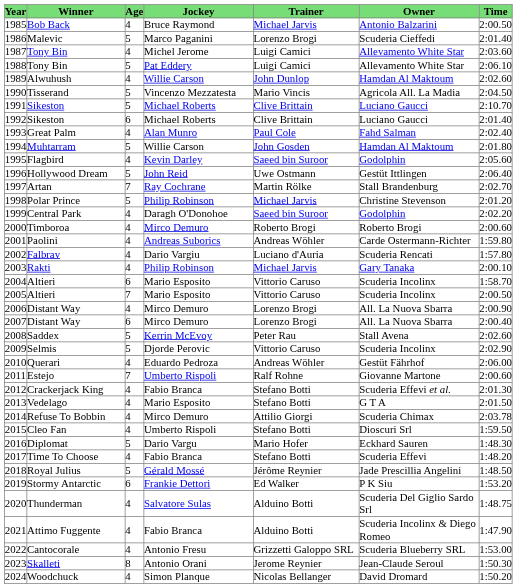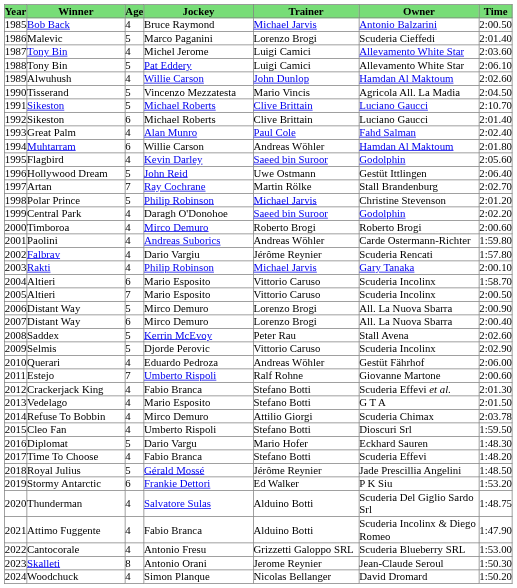(128, 146) 5 -> (128, 146) 6
(282, 146) John Gosden -> (289, 146) Andreas Wöhler
(289, 254) Luciano d'Auria -> (288, 254) Jérôme Reynier
(128, 308) 4 -> (128, 308) 5
